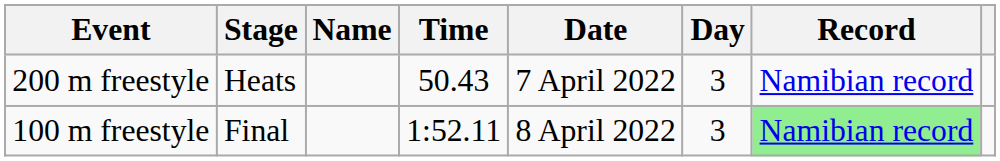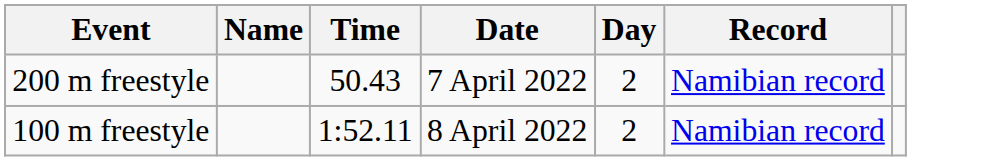- column: (261, 29)
(718, 79) 3 -> (629, 79) 2
(718, 130) 3 -> (629, 130) 2
(866, 130) lightgreen background -> (778, 130) no background
